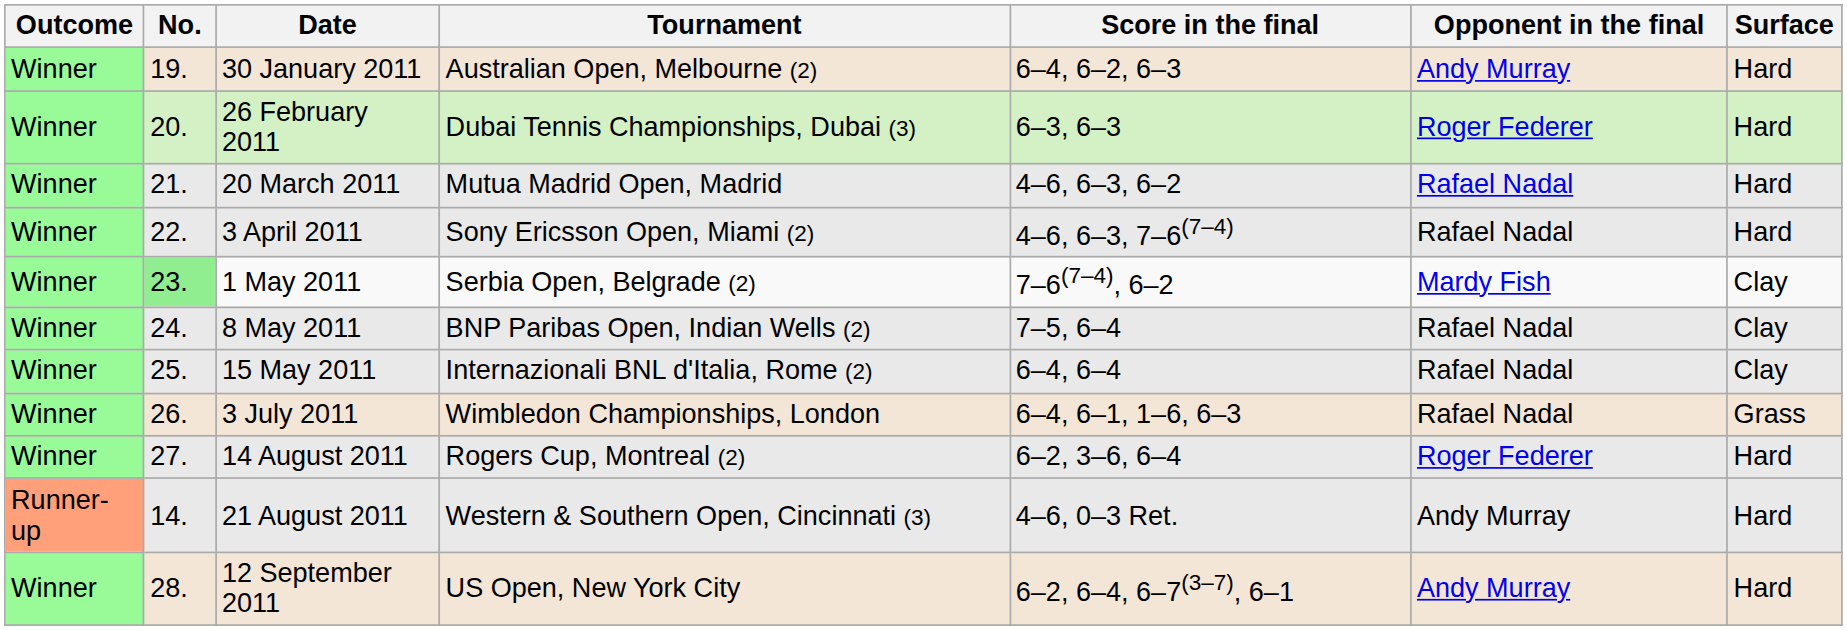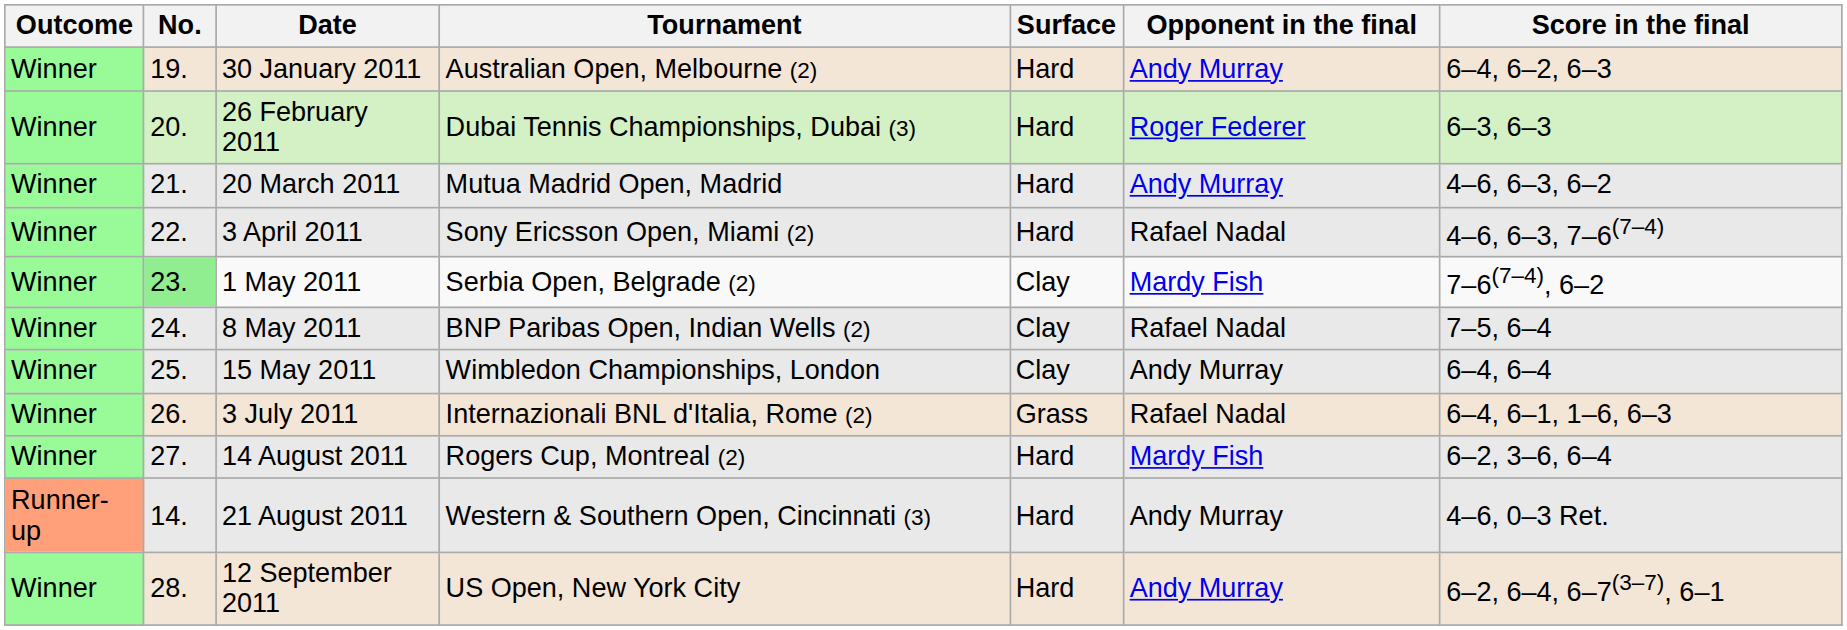columns swapped: (1784, 25) <-> (1210, 25)
(1495, 185) Rafael Nadal -> (1206, 185) Andy Murray
(659, 371) Internazionali BNL d'Italia, Rome (2) -> (663, 371) Wimbledon Championships, London
(1495, 371) Rafael Nadal -> (1206, 371) Andy Murray
(663, 414) Wimbledon Championships, London -> (659, 414) Internazionali BNL d'Italia, Rome (2)
(1505, 456) Roger Federer -> (1197, 456) Mardy Fish
